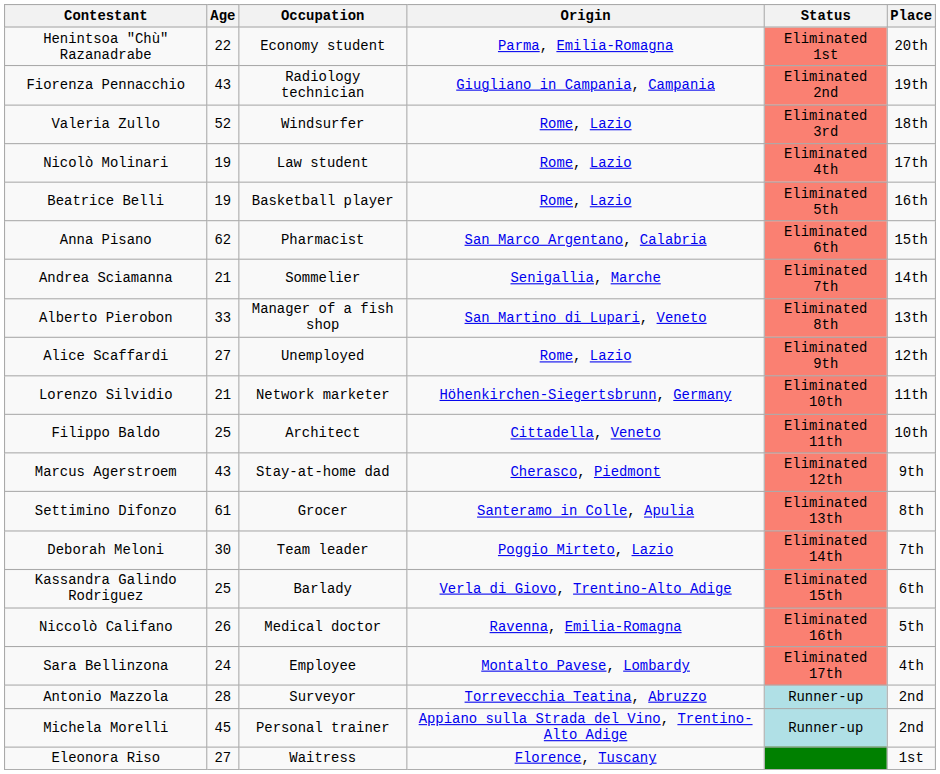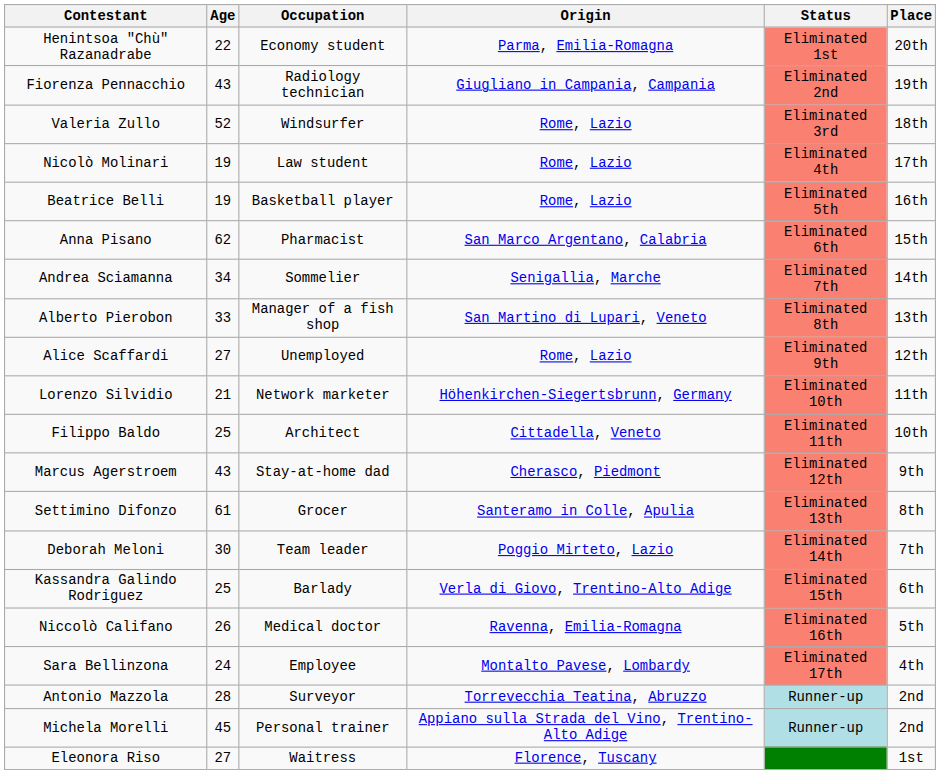(223, 279) 21 -> (223, 279) 34
